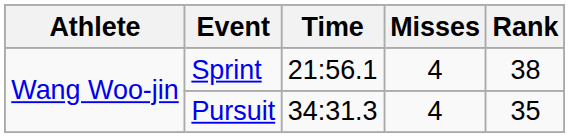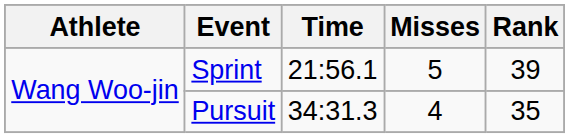(435, 69) 4 -> (435, 69) 5
(525, 69) 38 -> (525, 69) 39
